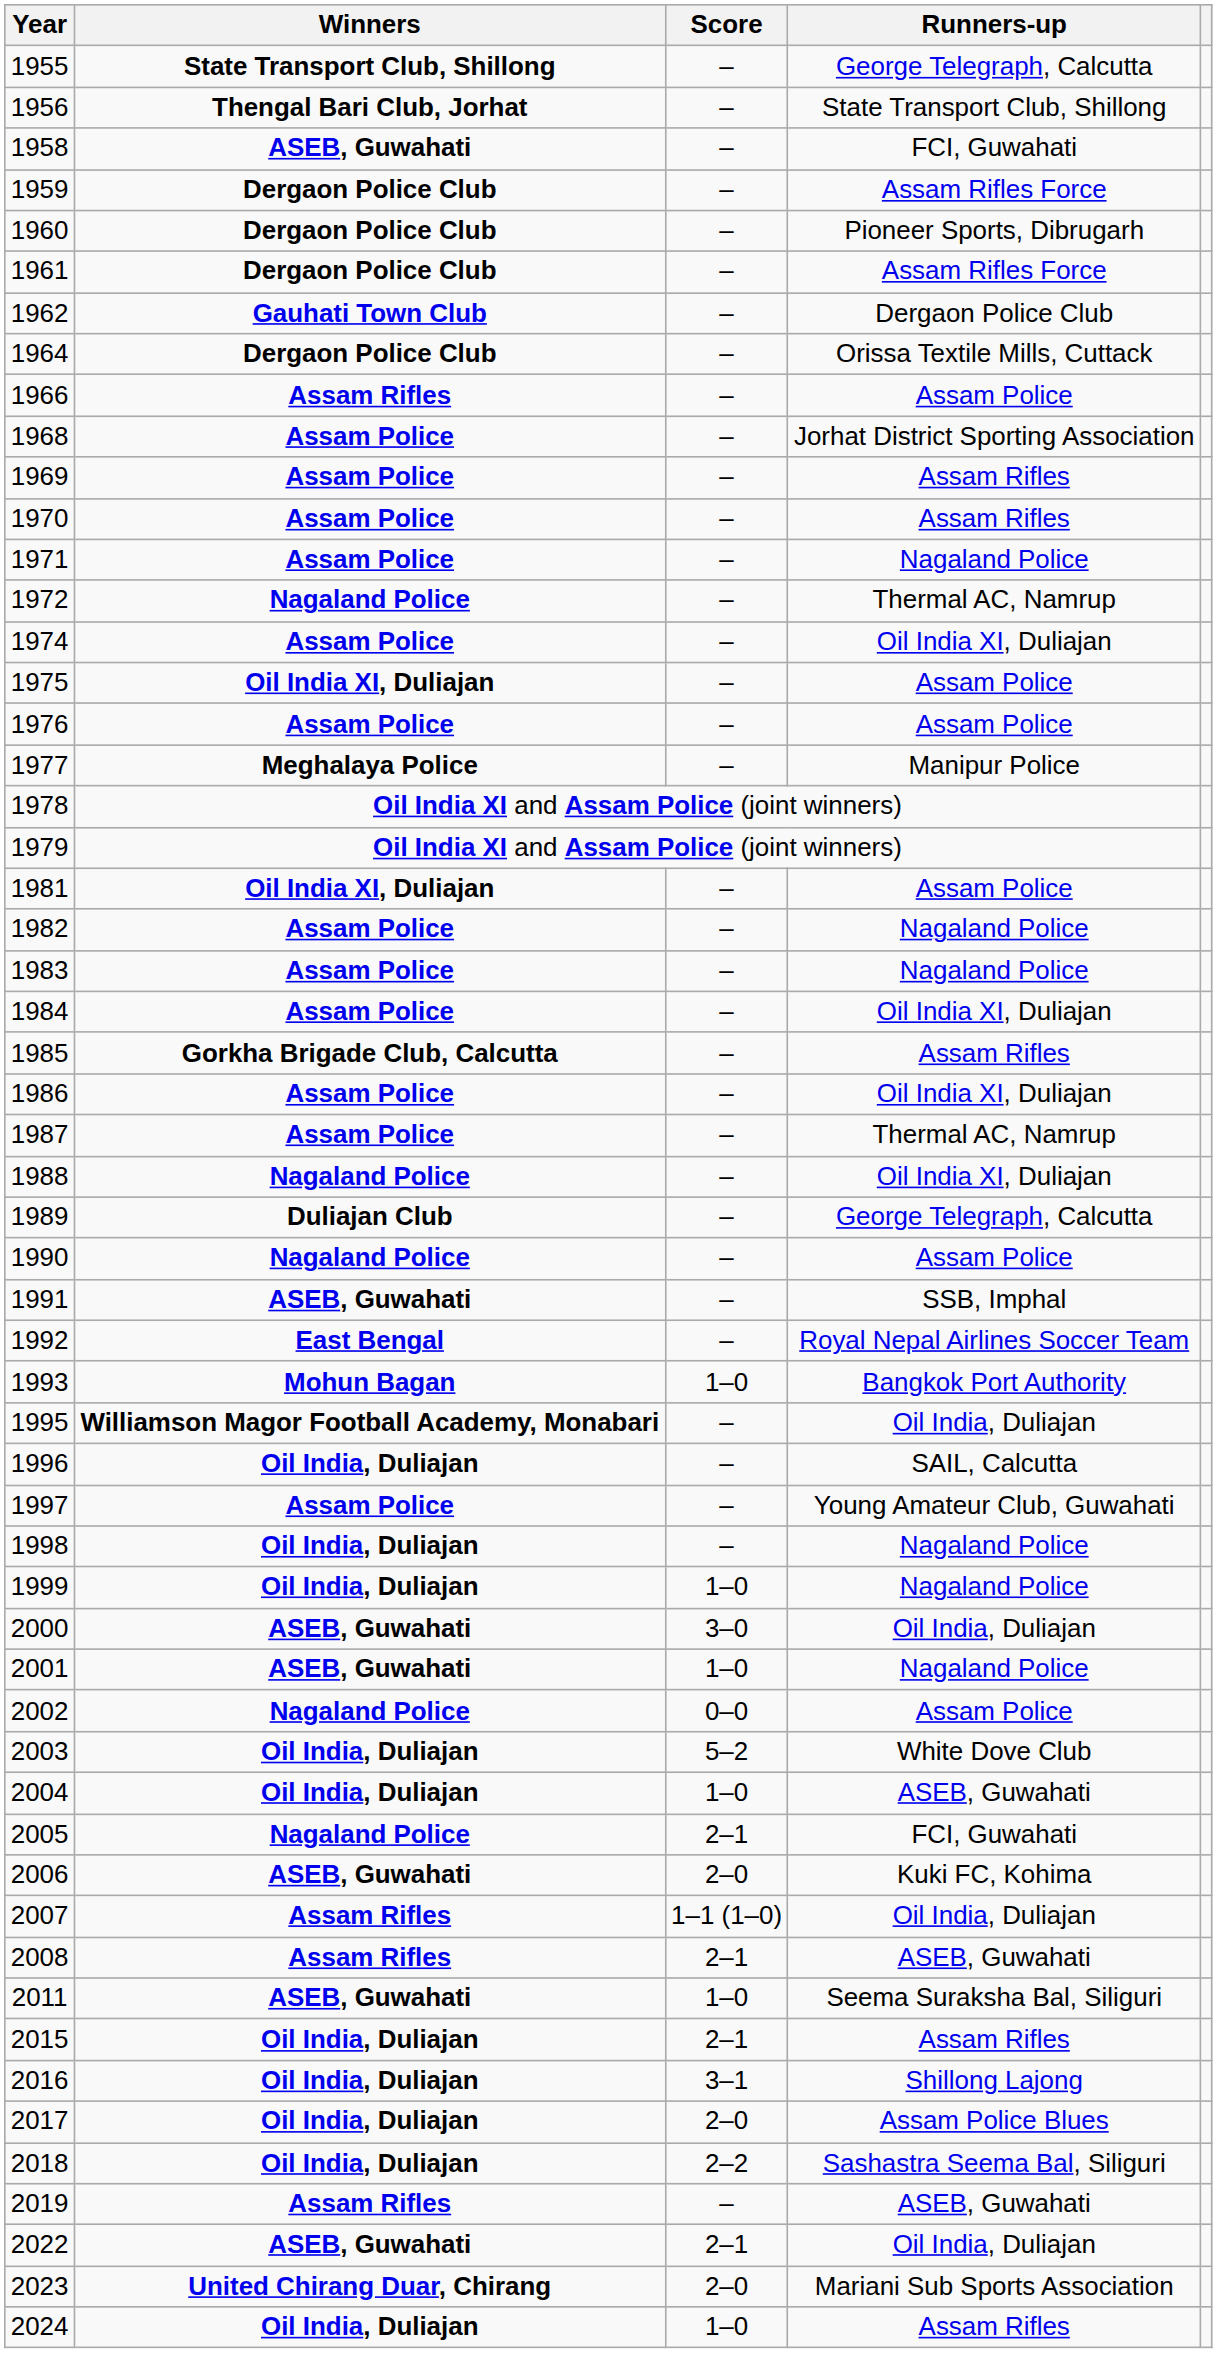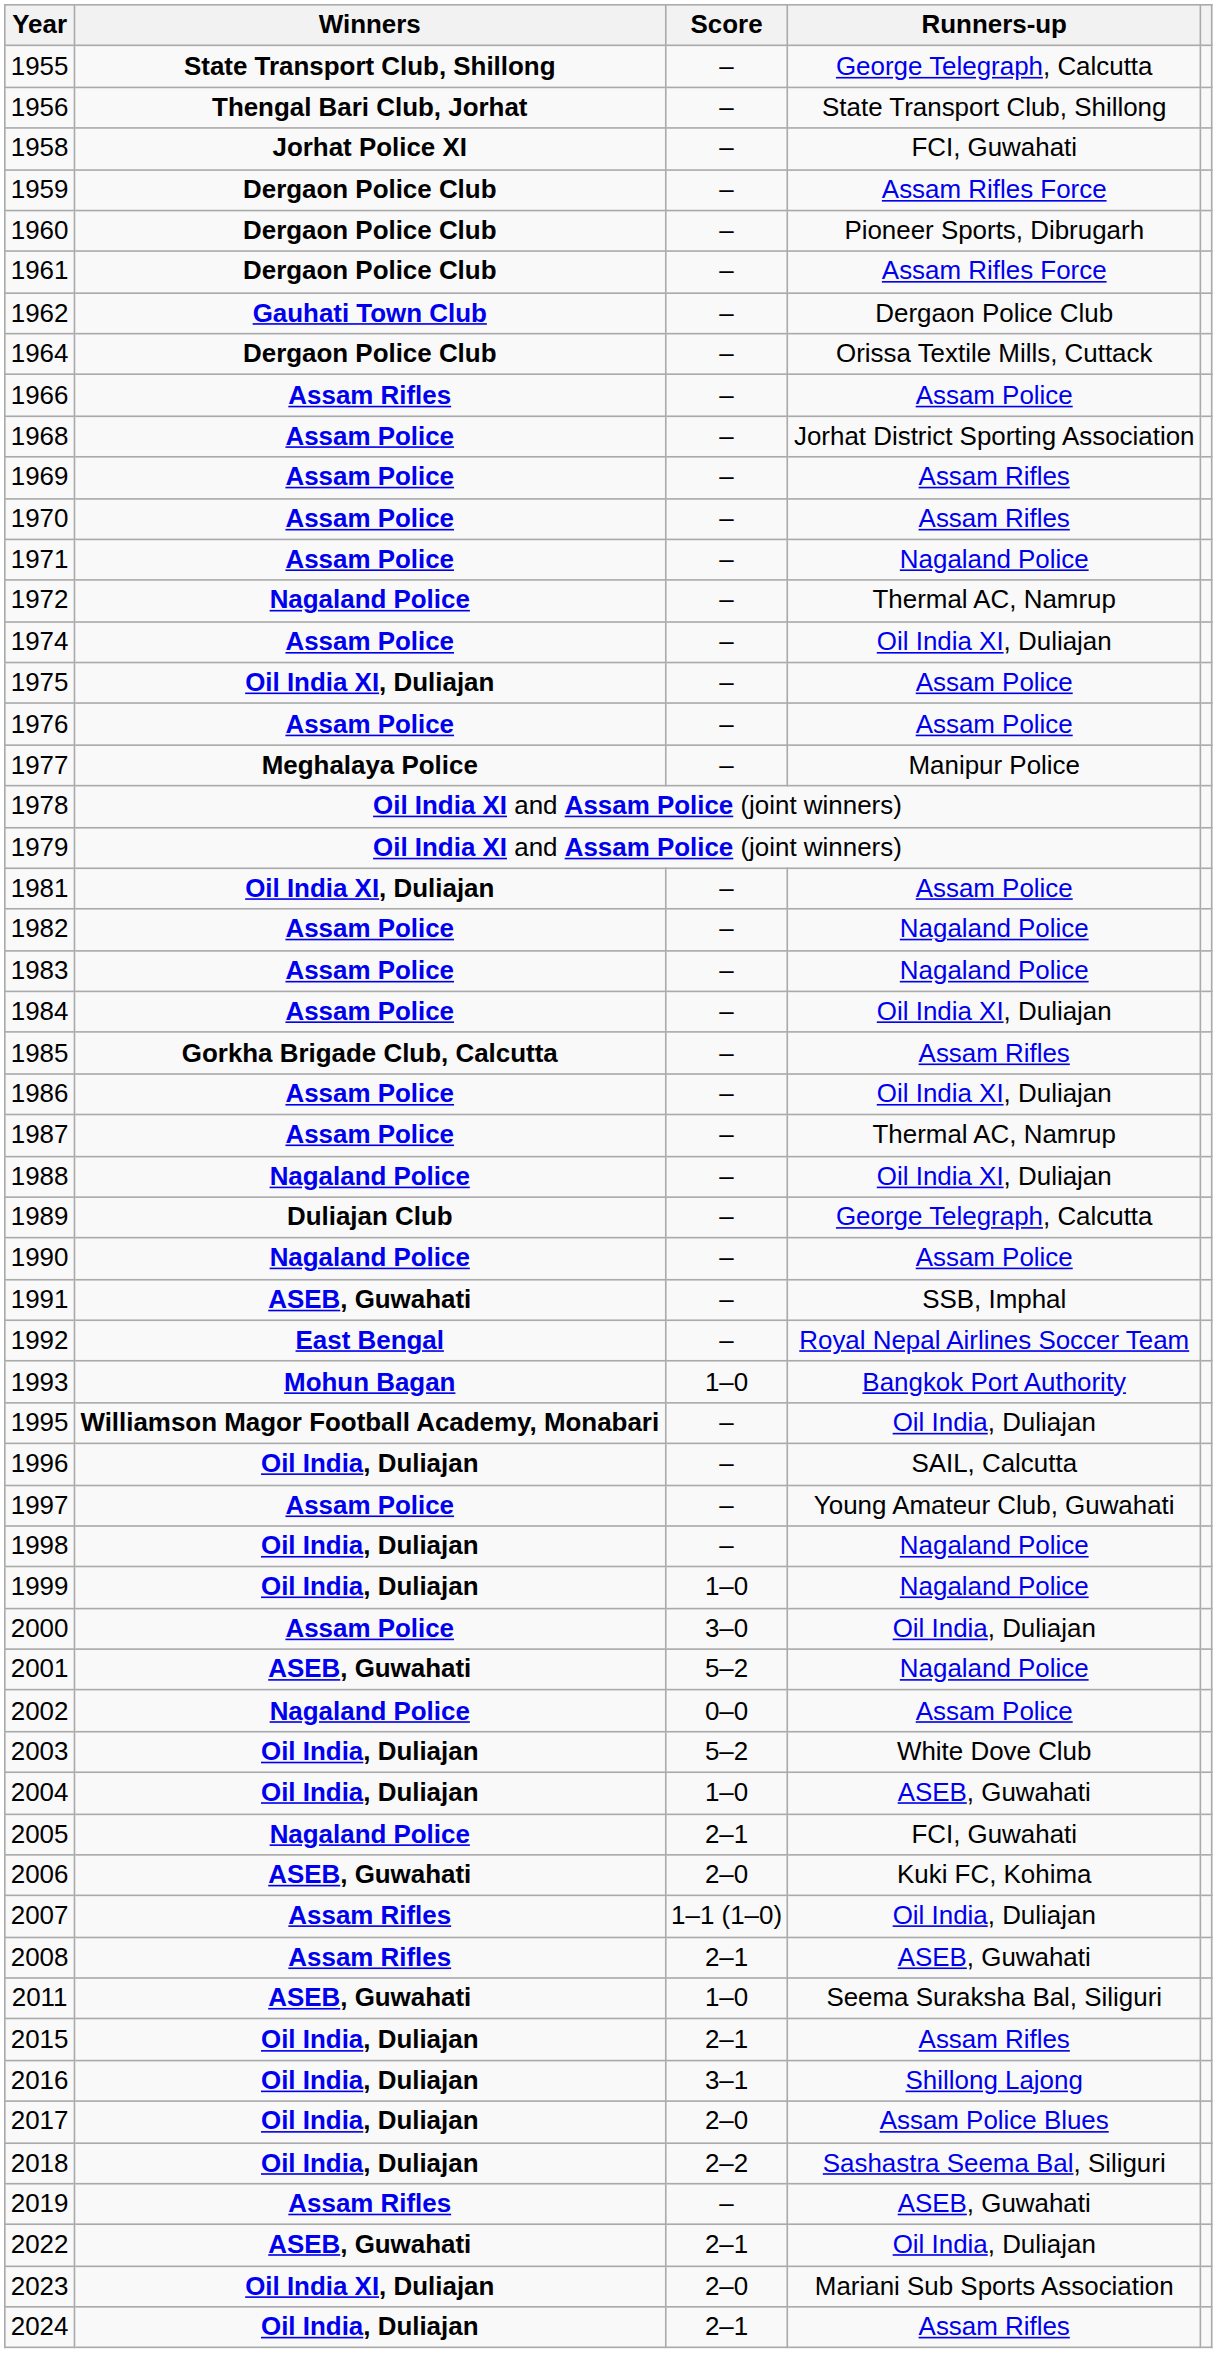(370, 148) ASEB, Guwahati -> (370, 148) Jorhat Police XI
(370, 1628) ASEB, Guwahati -> (370, 1628) Assam Police
(727, 1669) 1–0 -> (727, 1669) 5–2
(370, 2285) United Chirang Duar, Chirang -> (370, 2285) Oil India XI, Duliajan
(727, 2327) 1–0 -> (727, 2327) 2–1
